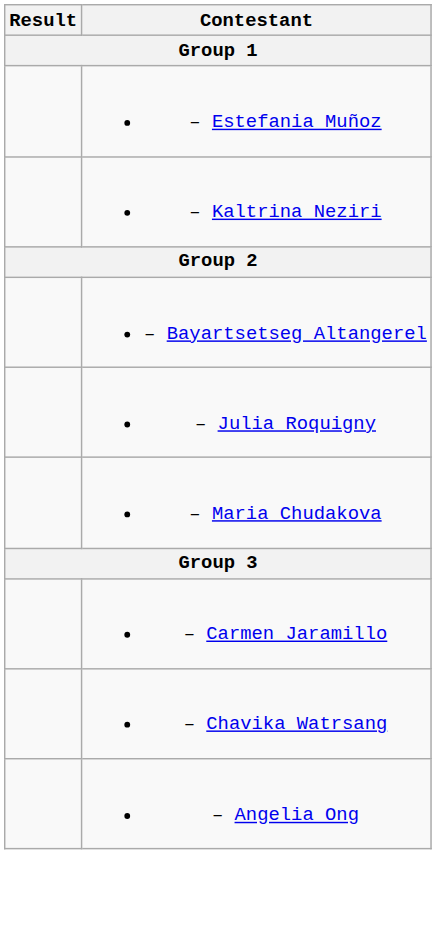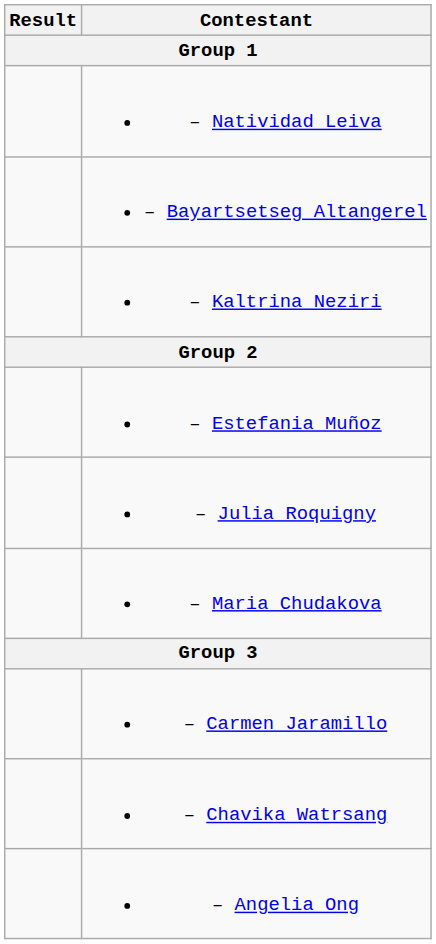+ row: (256, 122)
rows swapped: (256, 122) <-> (256, 333)
